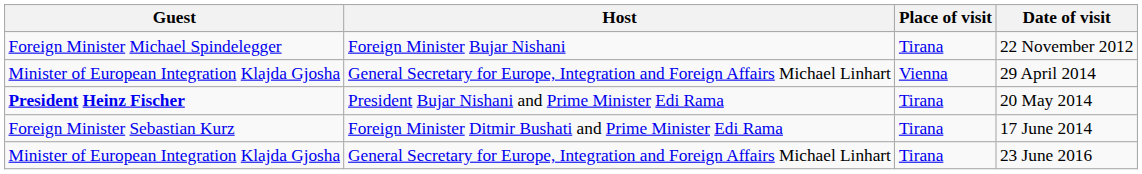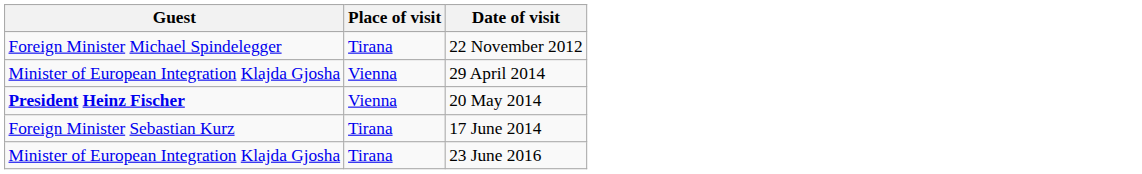- column: (619, 18)
(921, 100) Tirana -> (373, 100) Vienna
